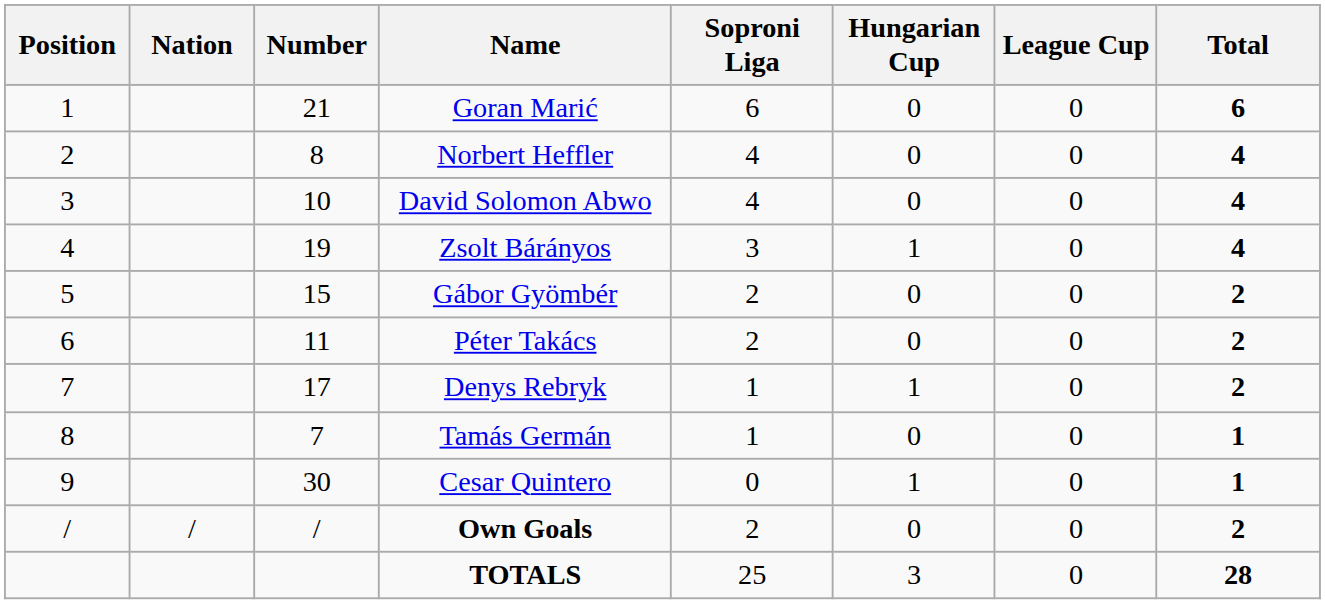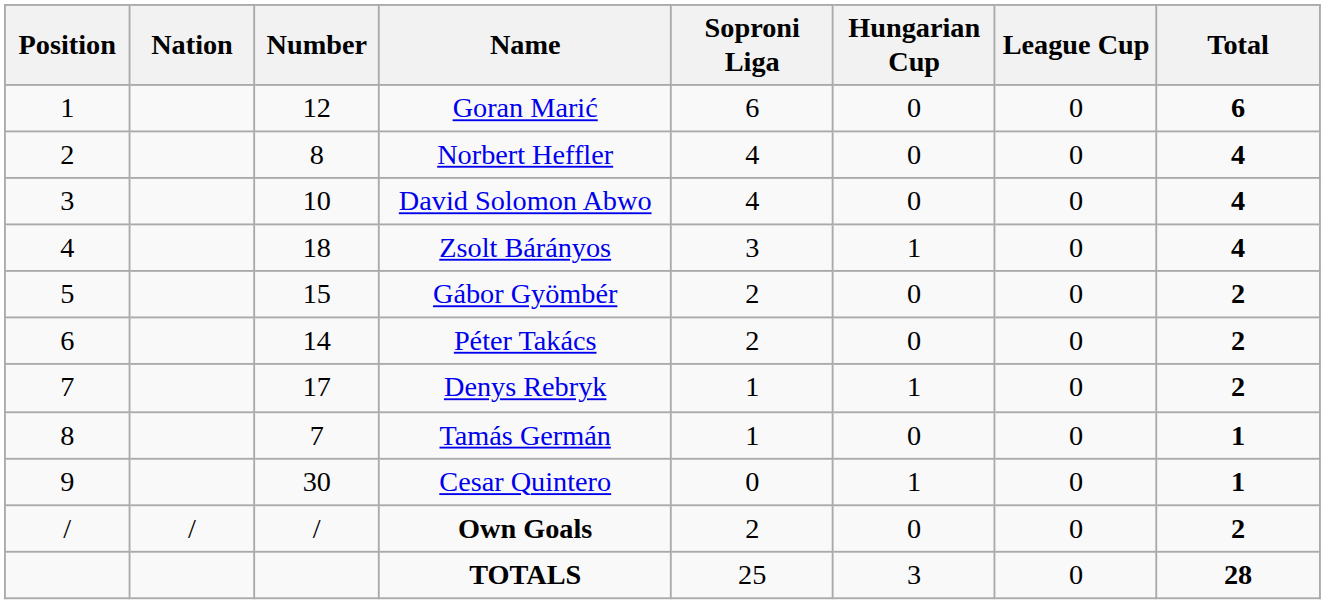(317, 108) 21 -> (317, 108) 12
(317, 247) 19 -> (317, 247) 18
(317, 341) 11 -> (317, 341) 14
